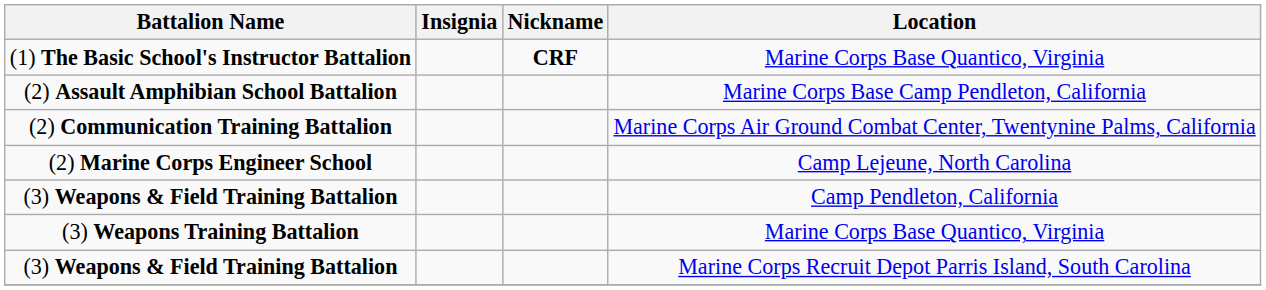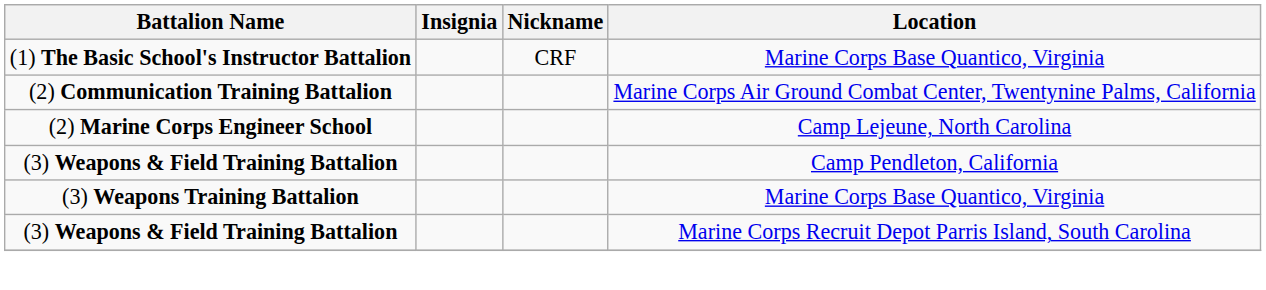(555, 57) bold -> (555, 57) normal
- row: (210, 92)
